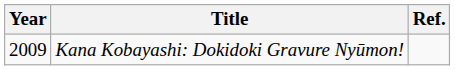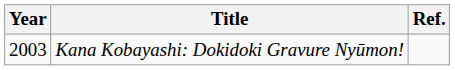(28, 49) 2009 -> (28, 49) 2003
